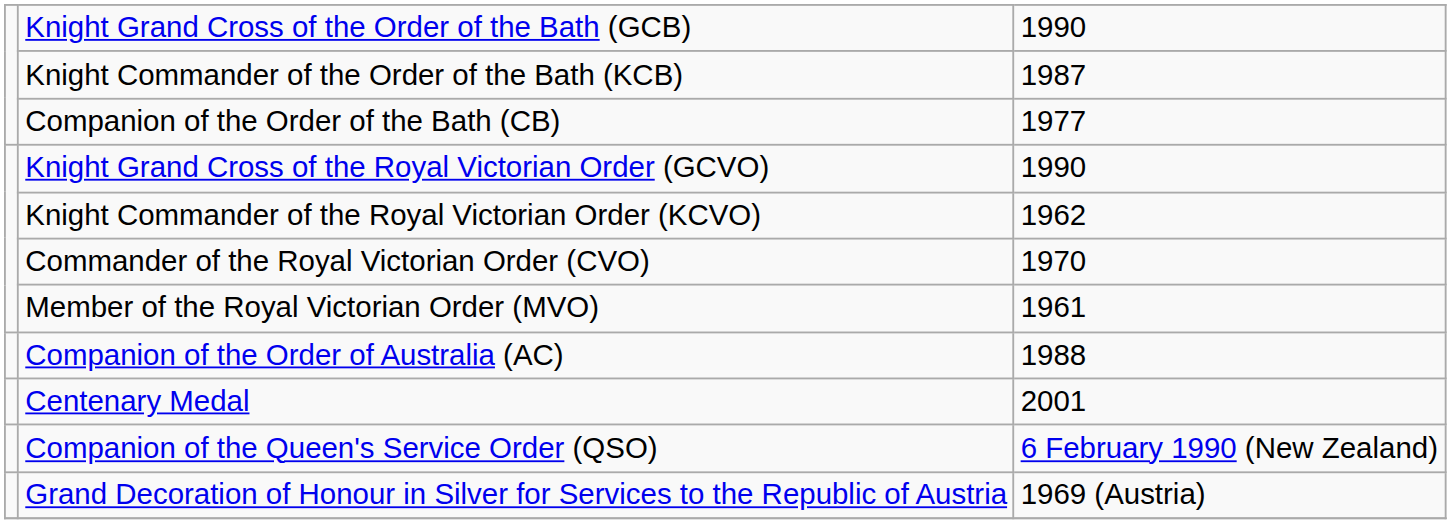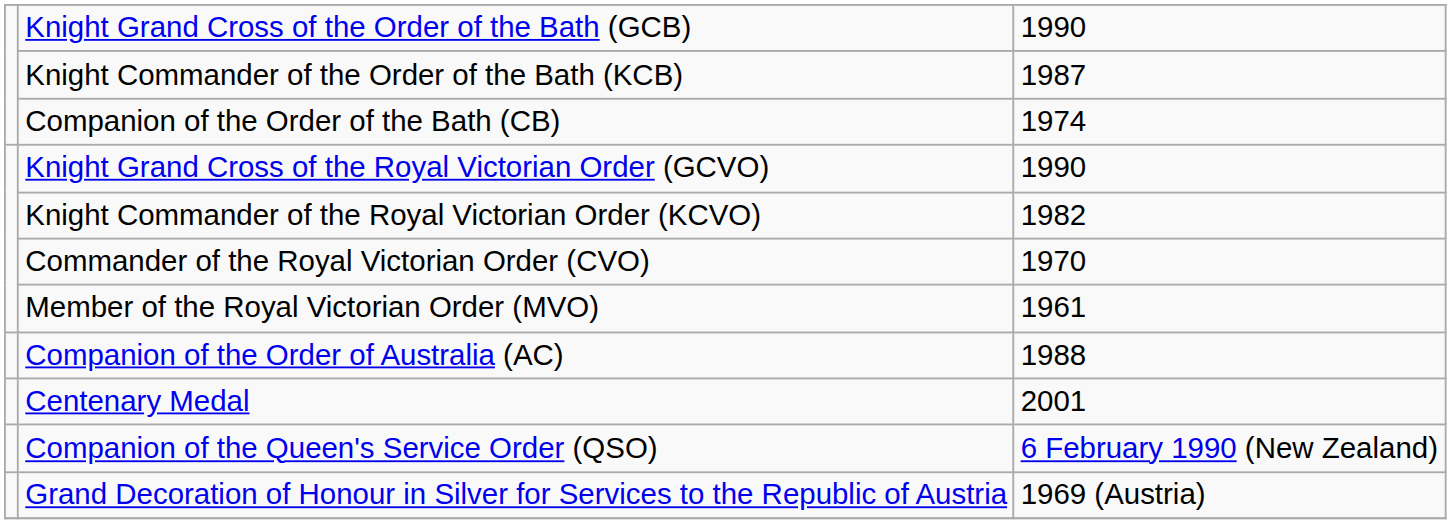(1053, 121) 1977 -> (1053, 121) 1974
(1053, 214) 1962 -> (1053, 214) 1982
